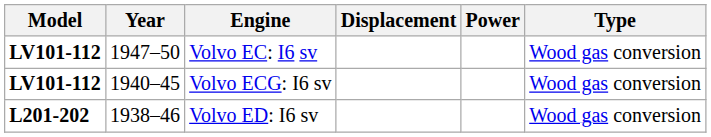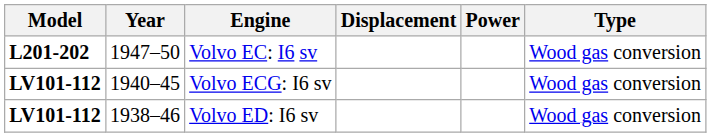(55, 52) LV101-112 -> (49, 52) L201-202
(49, 115) L201-202 -> (55, 115) LV101-112
